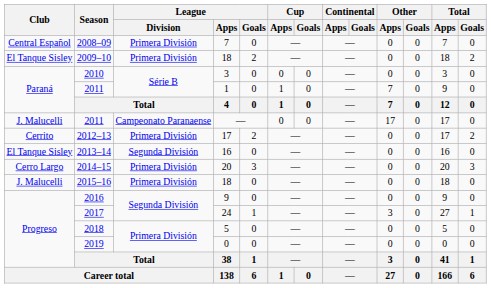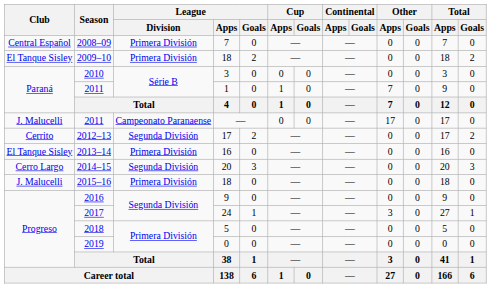(163, 136) Primera División -> (163, 136) Segunda División
(163, 151) Segunda División -> (163, 151) Primera División
(163, 167) Primera División -> (163, 167) Segunda División
